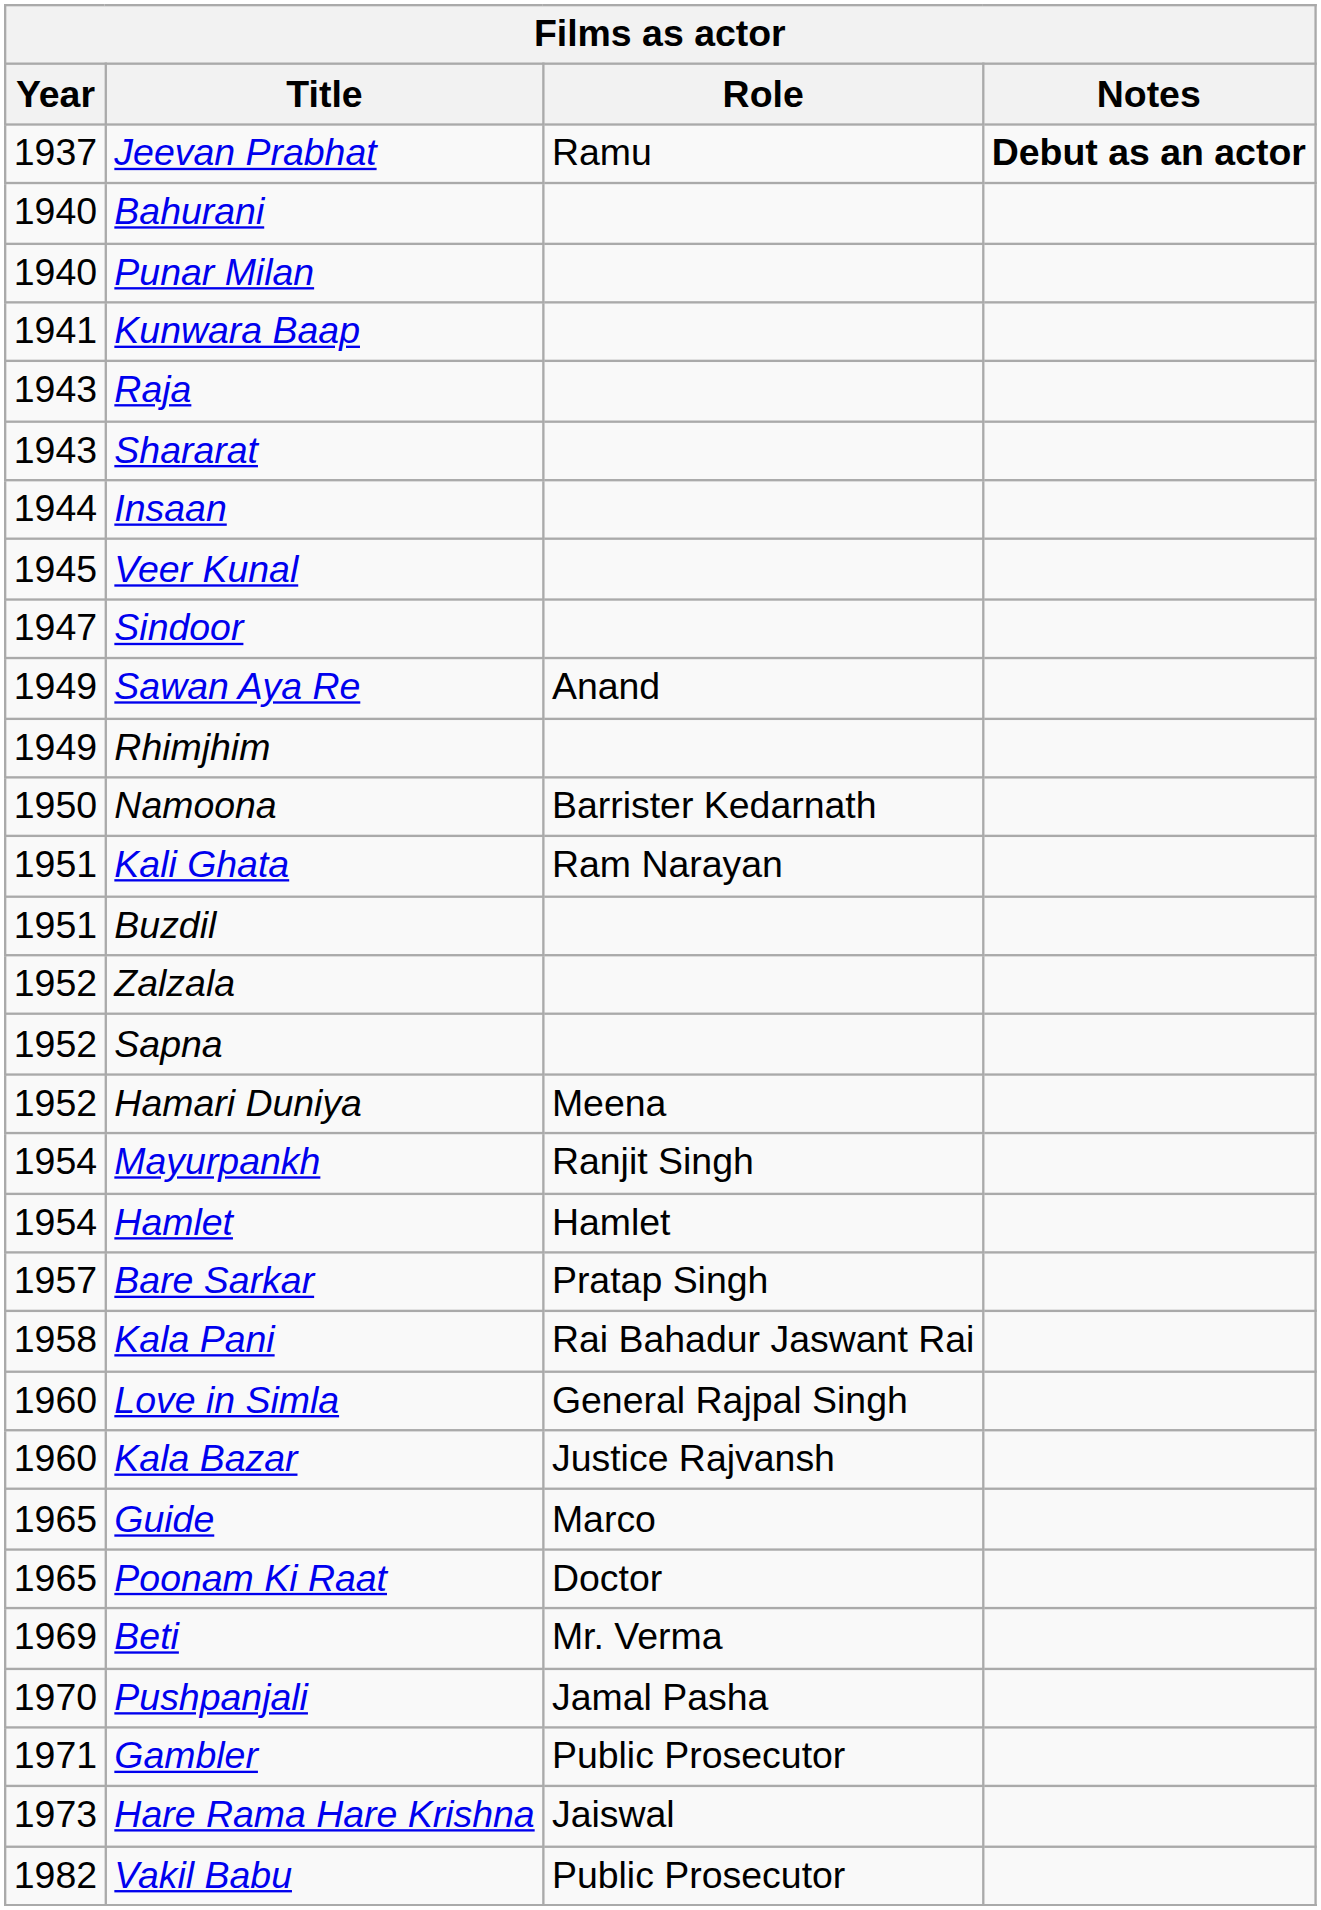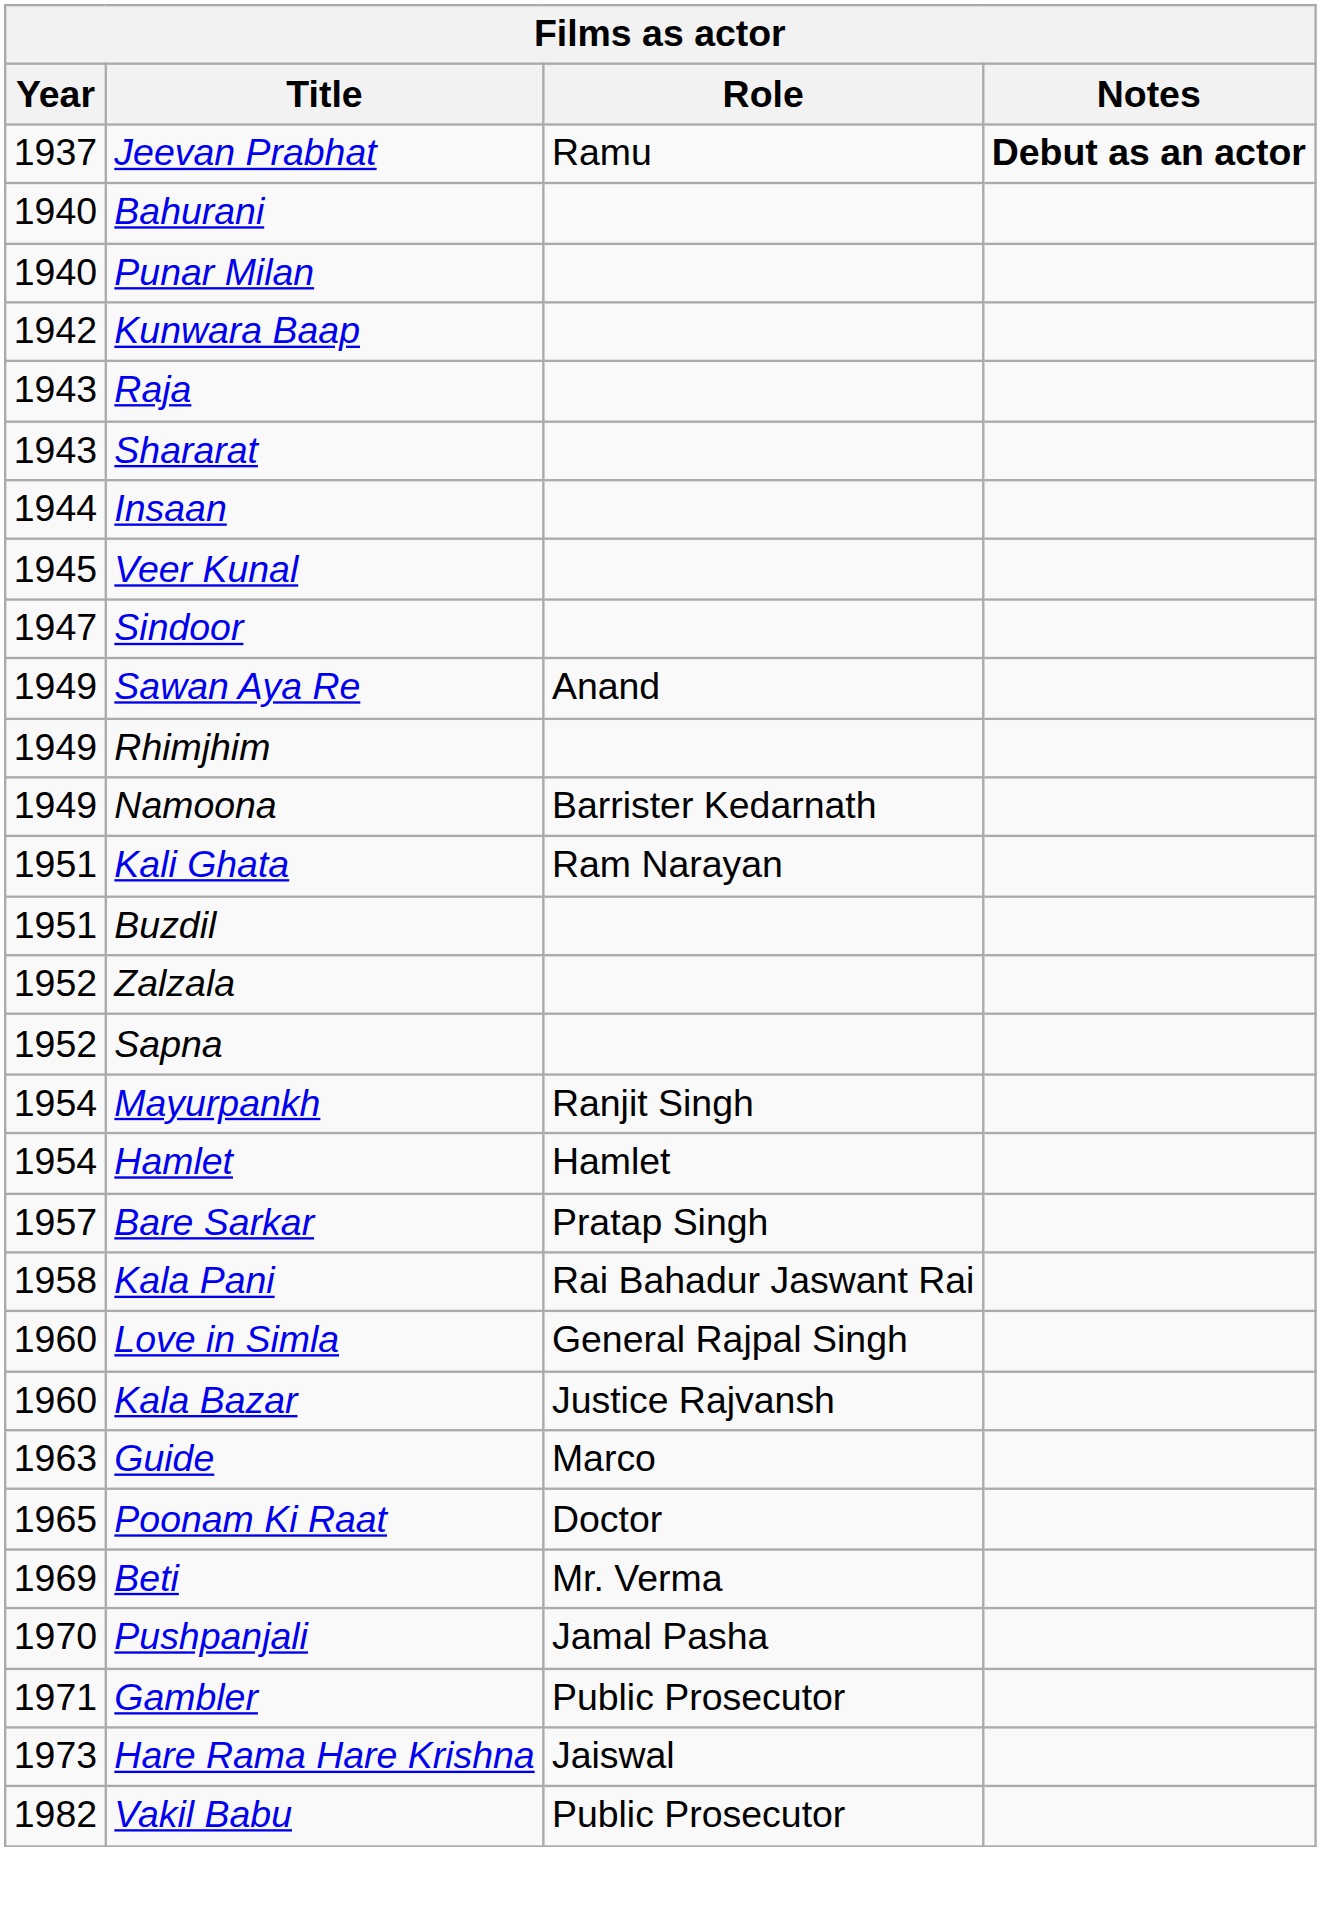(55, 331) 1941 -> (55, 331) 1942
(55, 806) 1950 -> (55, 806) 1949
- row: (238, 1102)
(55, 1518) 1965 -> (55, 1459) 1963
